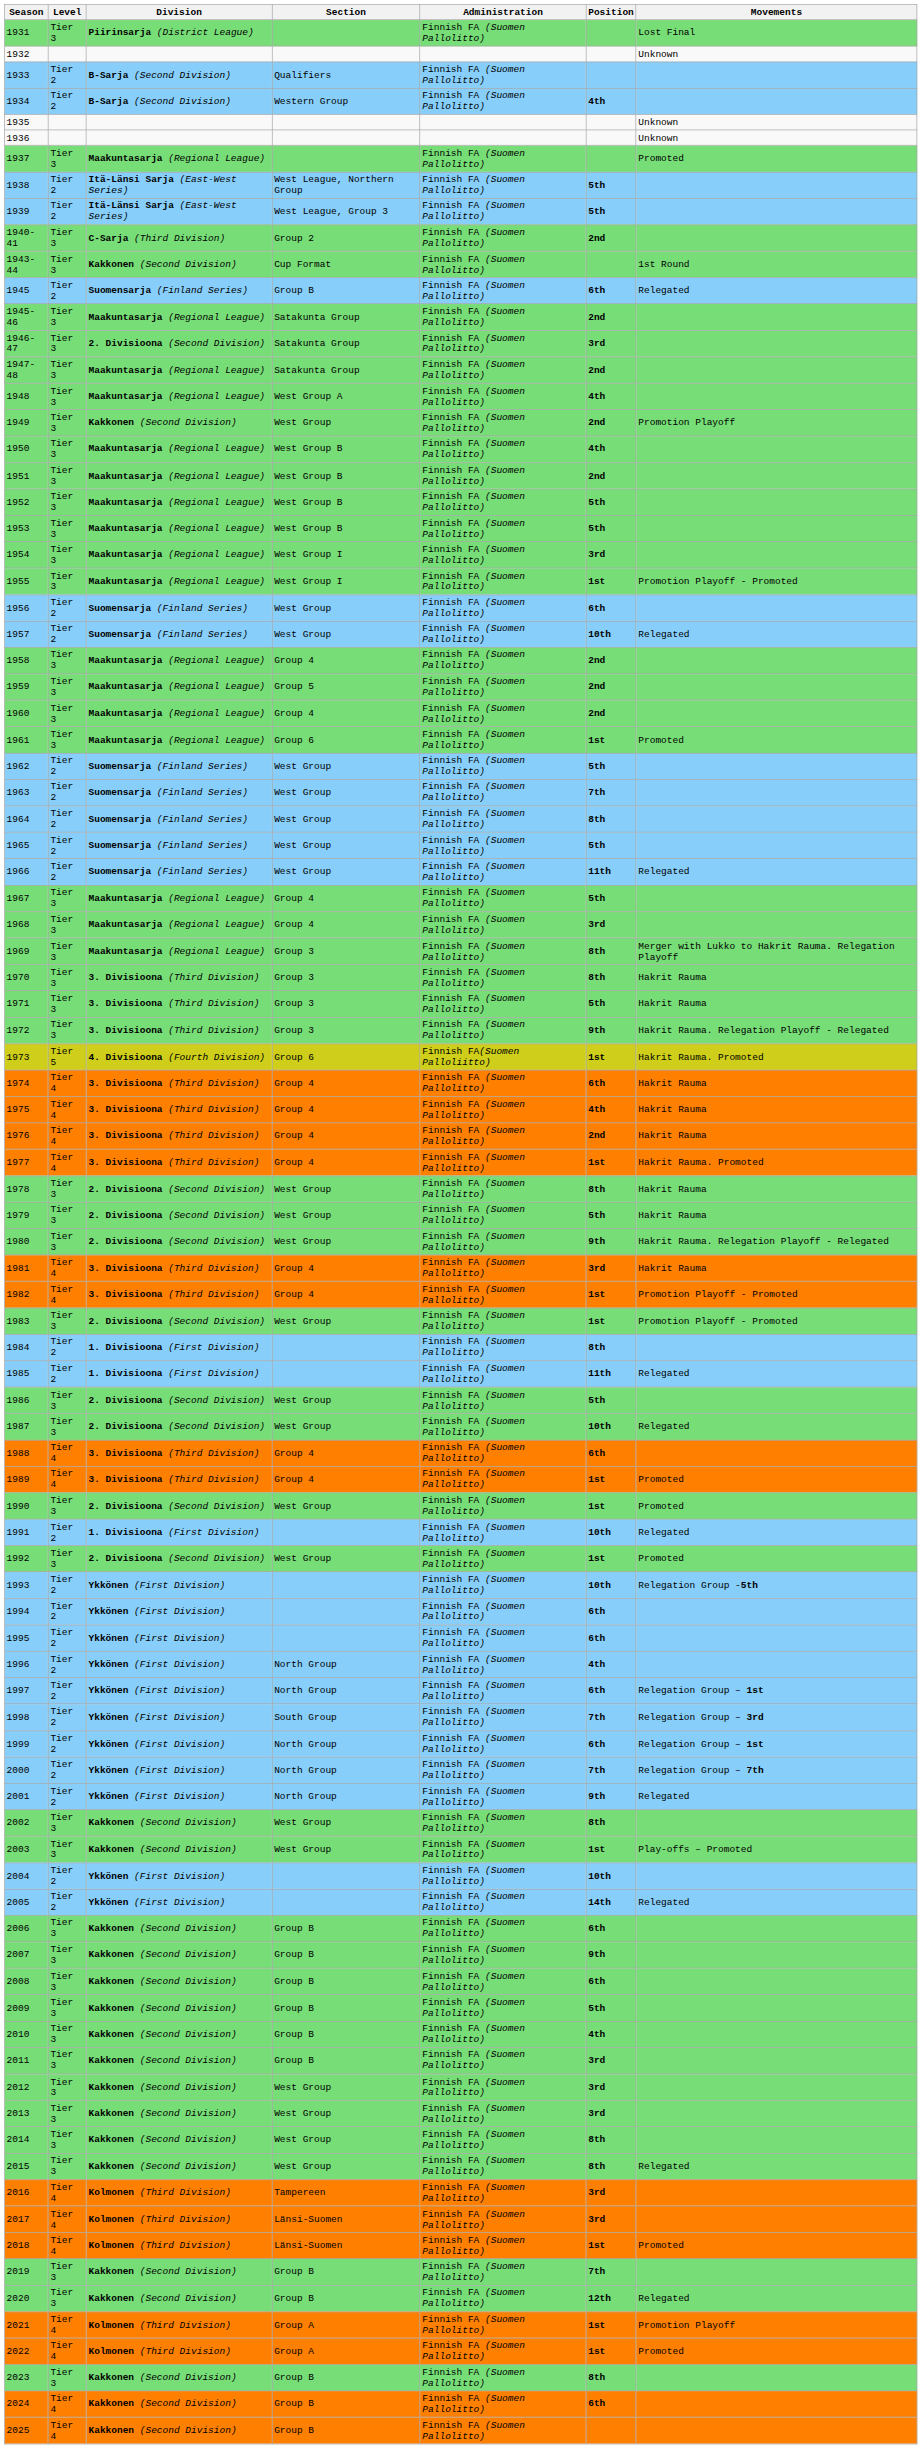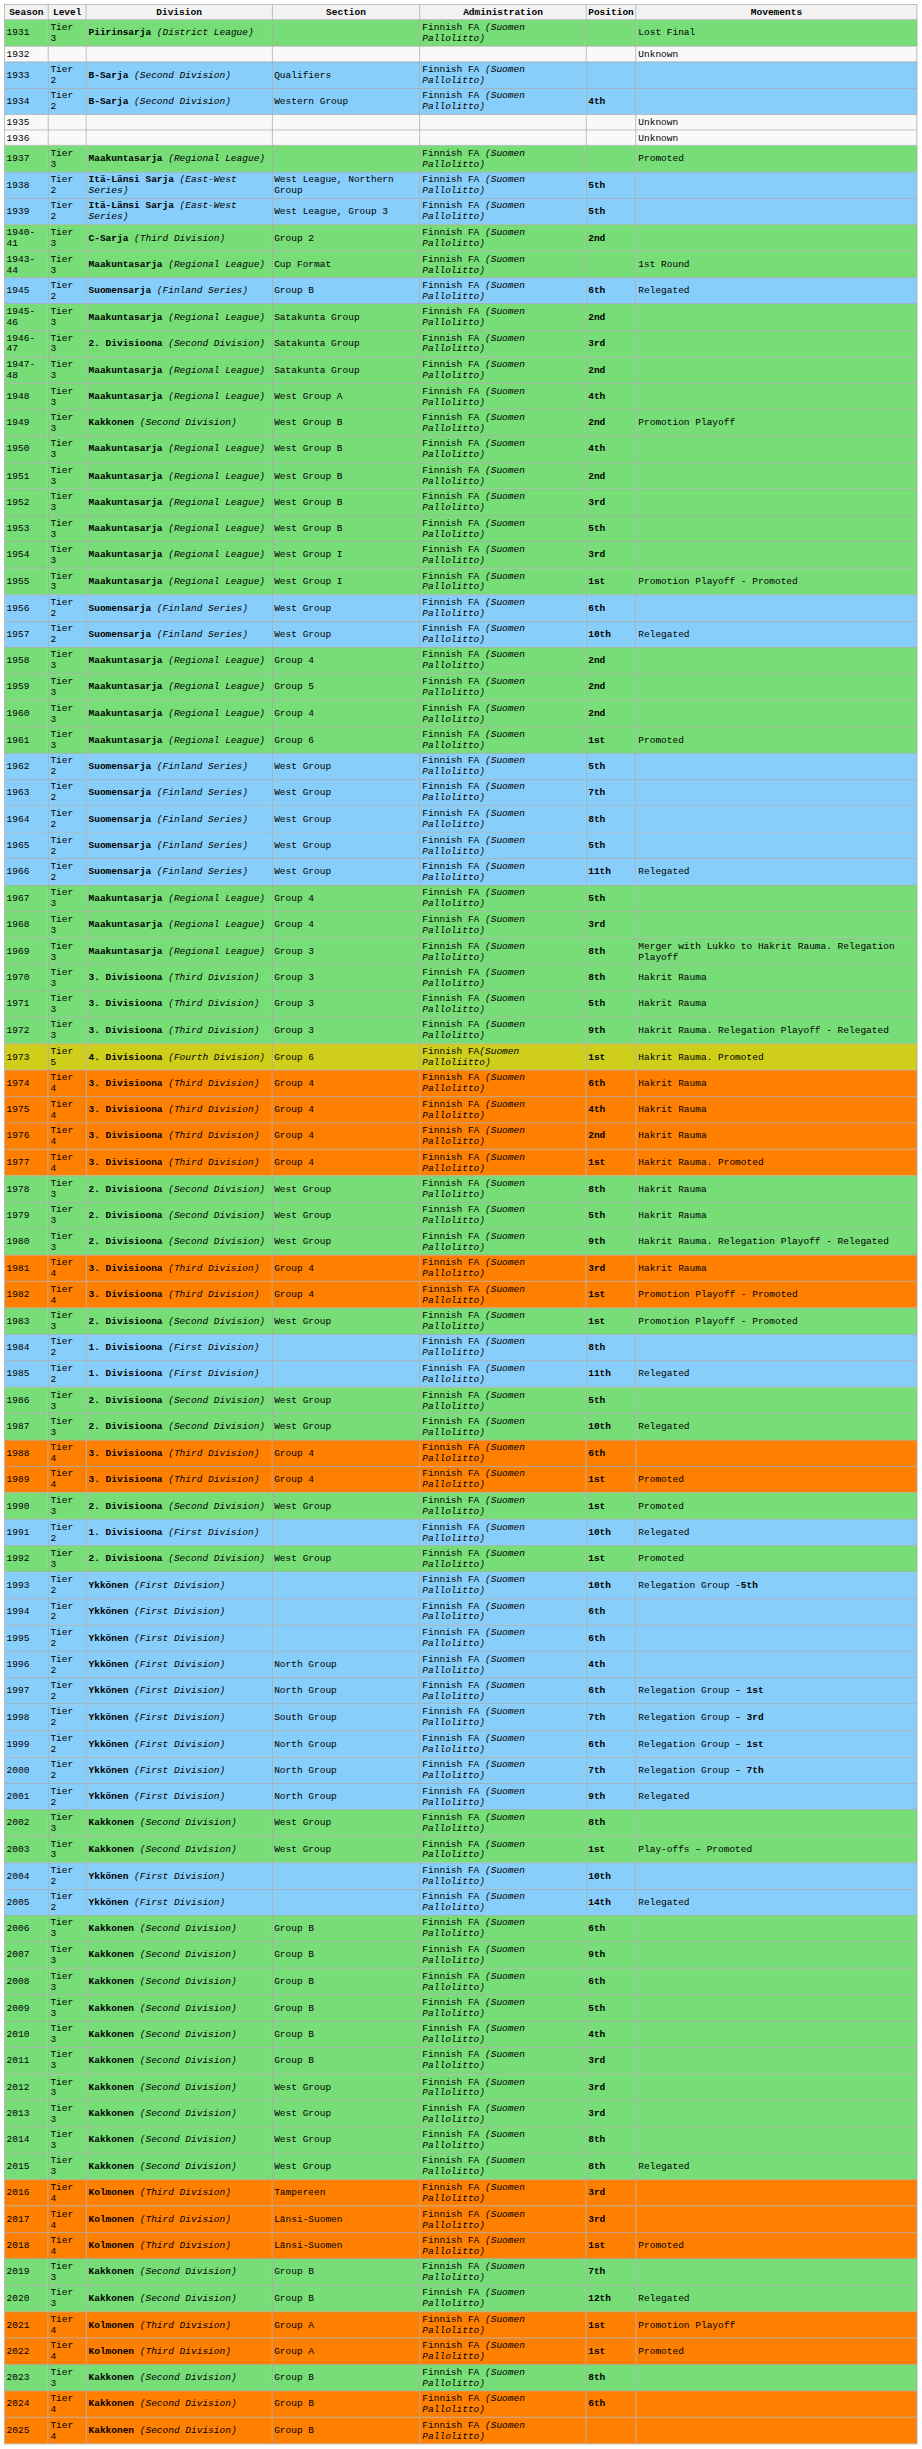(163, 264) Kakkonen (Second Division) -> (177, 264) Maakuntasarja (Regional League)
(303, 423) West Group -> (308, 423) West Group B
(597, 502) 5th -> (597, 502) 3rd
